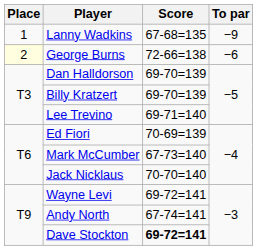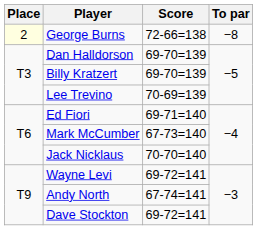- row: (89, 34)
(231, 54) −6 -> (231, 34) −8
(176, 114) 69-71=140 -> (176, 94) 70-69=139
(176, 134) 70-69=139 -> (176, 114) 69-71=140
(176, 235) bold -> (176, 214) normal
